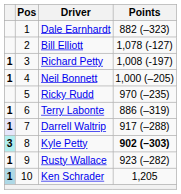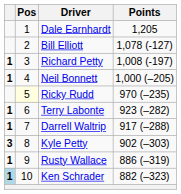(145, 29) 882 (–323) -> (145, 29) 1,205
(27, 95) no background -> (27, 95) lightyellow background
(145, 111) 886 (–319) -> (145, 111) 923 (–282)
(10, 127) lavender background -> (10, 127) no background
(10, 144) paleturquoise background -> (10, 144) no background
(145, 144) bold -> (145, 144) normal
(145, 160) 923 (–282) -> (145, 160) 886 (–319)
(145, 176) 1,205 -> (145, 176) 882 (–323)
